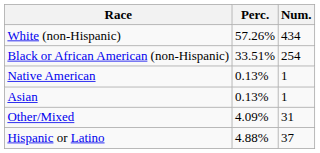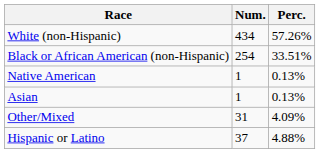columns swapped: (296, 14) <-> (255, 14)
